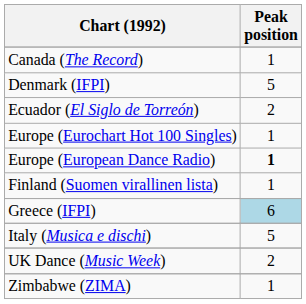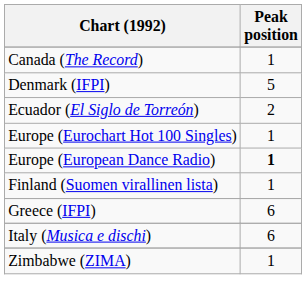(271, 210) lightblue background -> (271, 210) no background
(271, 235) 5 -> (271, 235) 6
- row: (87, 260)
